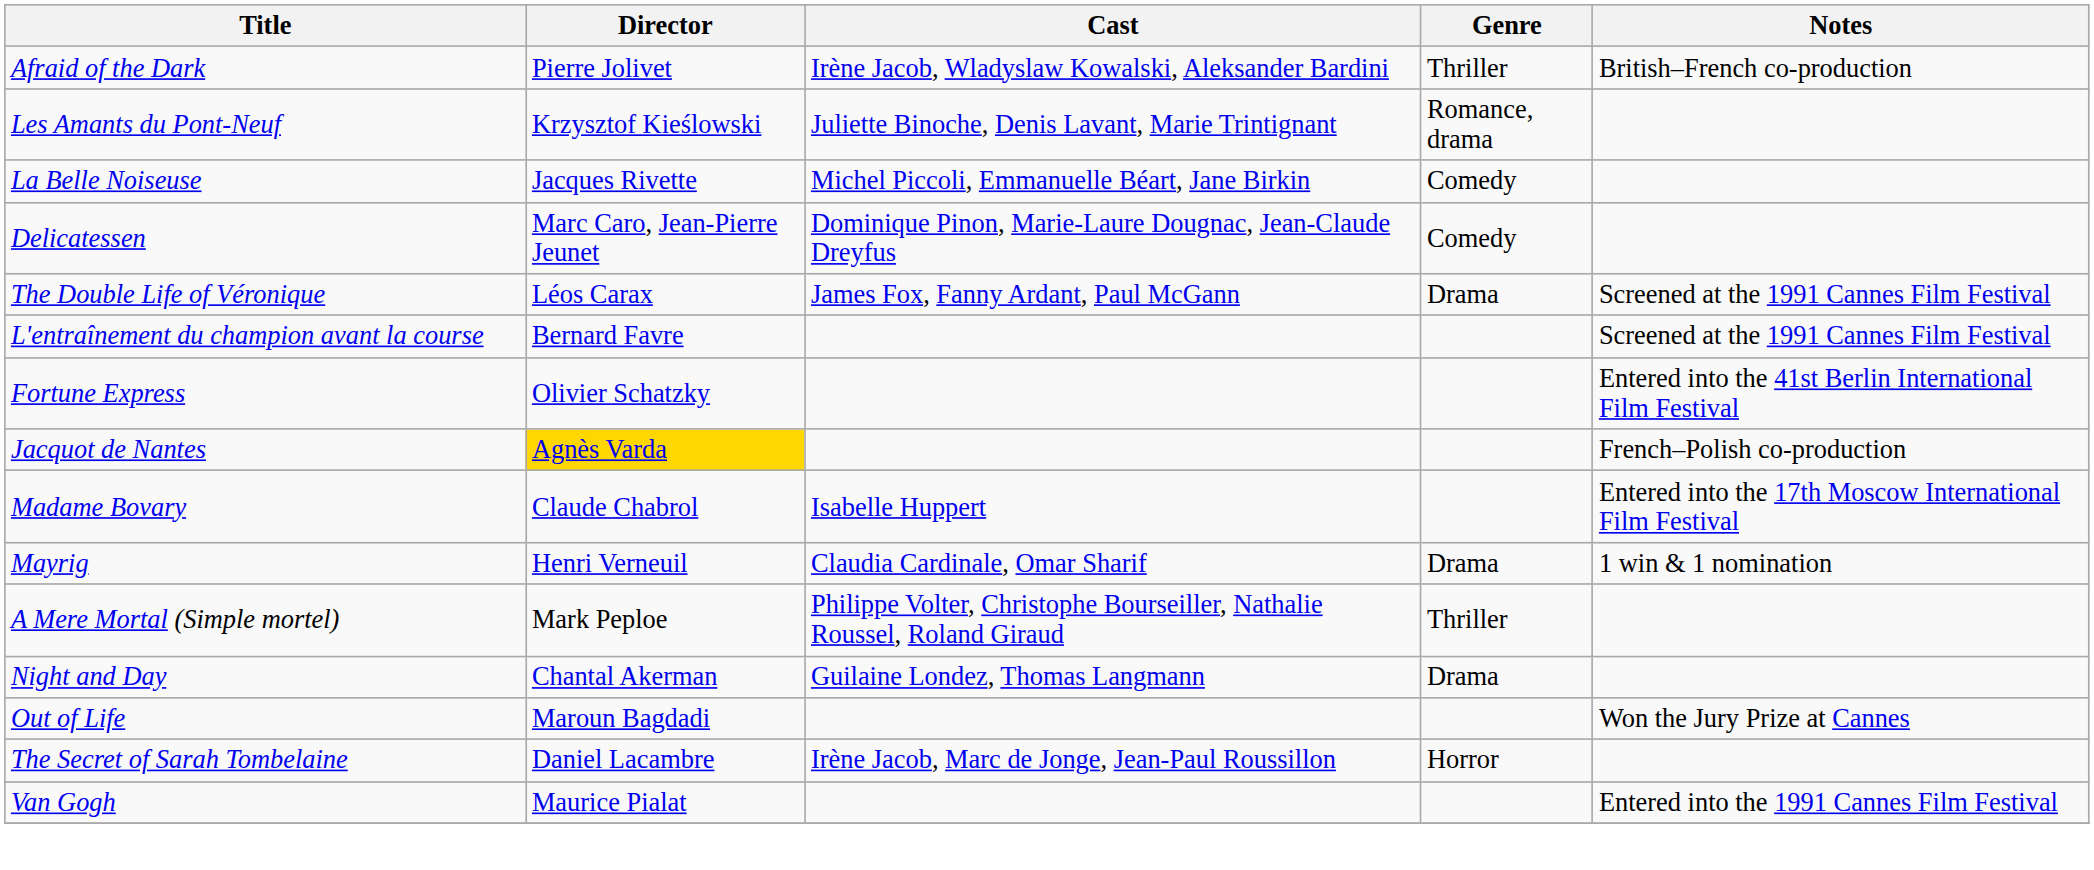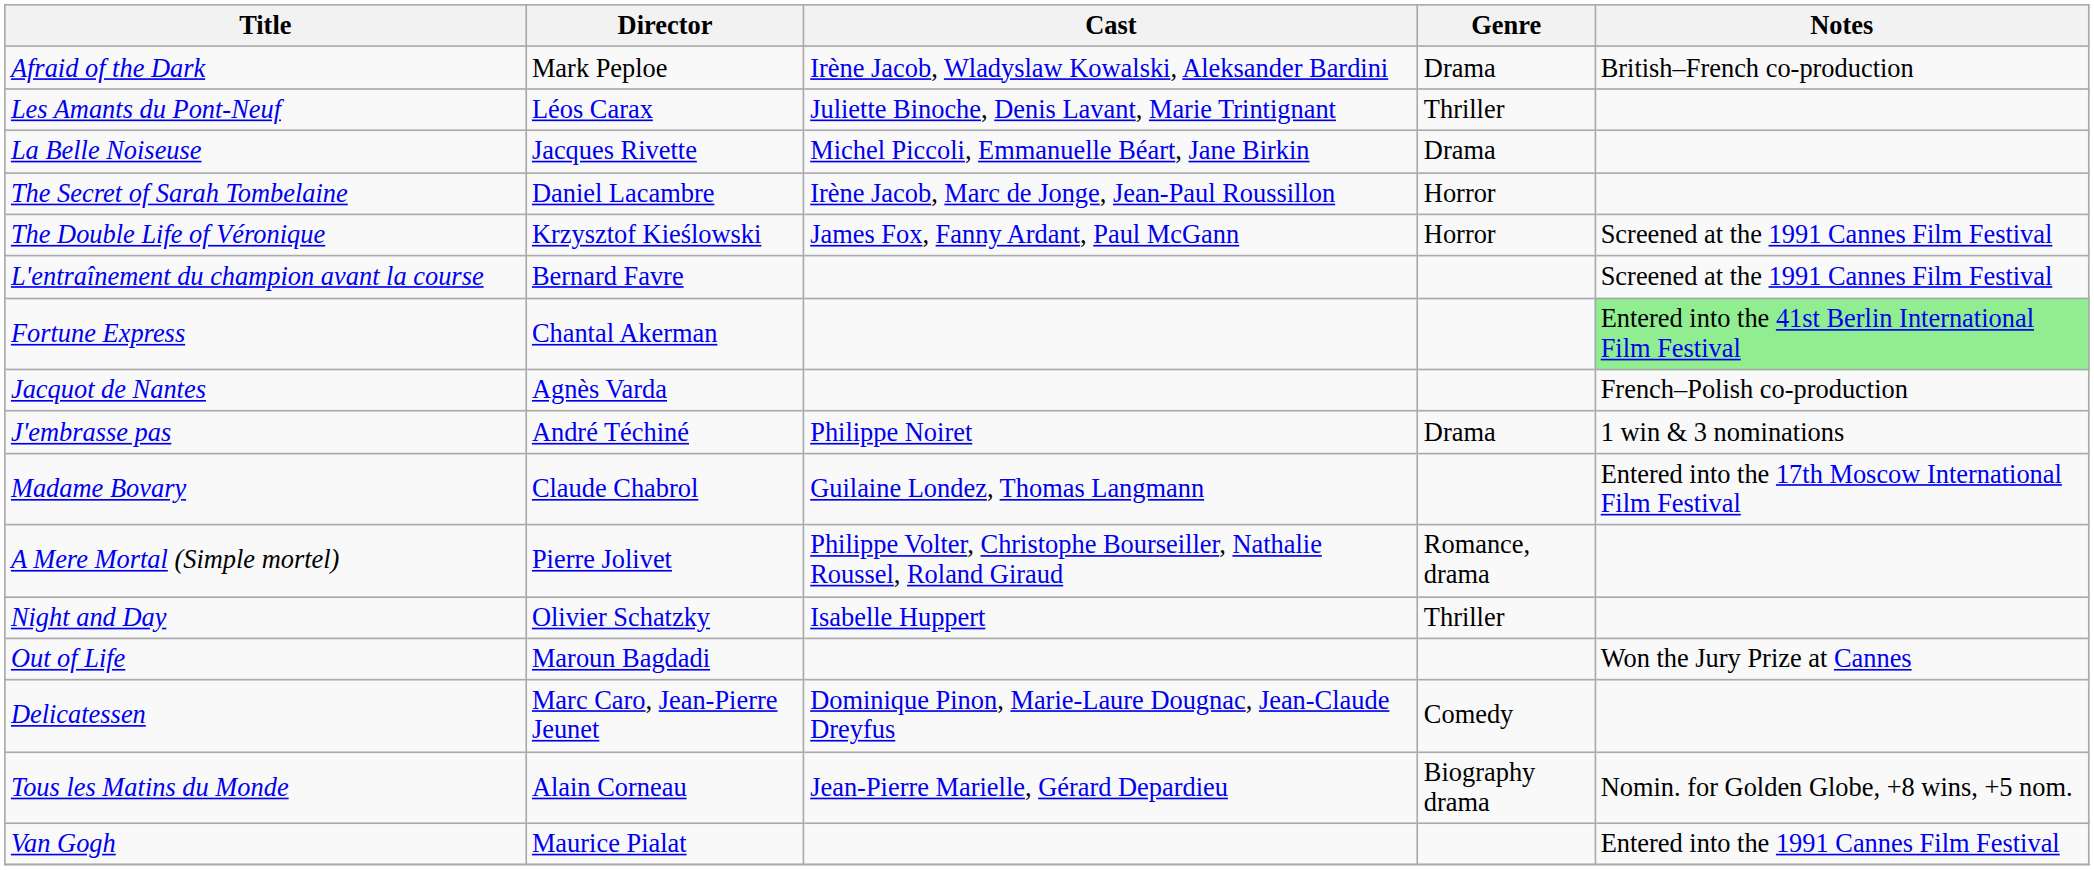(602, 67) Pierre Jolivet -> (600, 67) Mark Peploe
(1467, 67) Thriller -> (1460, 67) Drama
(647, 124) Krzysztof Kieślowski -> (592, 109) Léos Carax
(1480, 124) Romance, drama -> (1464, 109) Thriller
(1472, 180) Comedy -> (1460, 151) Drama
rows swapped: (78, 237) <-> (179, 760)
(592, 294) Léos Carax -> (647, 234) Krzysztof Kieślowski
(1463, 294) Drama -> (1460, 234) Horror
(621, 392) Olivier Schatzky -> (625, 333) Chantal Akerman
(1816, 392) no background -> (1817, 333) lightgreen background
(599, 449) gold background -> (599, 390) no background
+ row: (91, 431)
(899, 506) Isabelle Huppert -> (1007, 488) Guilaine Londez, Thomas Langmann
- row: (50, 562)
(600, 619) Mark Peploe -> (602, 560) Pierre Jolivet
(1467, 619) Thriller -> (1477, 560) Romance, drama
(625, 676) Chantal Akerman -> (621, 616) Olivier Schatzky
(1008, 676) Guilaine Londez, Thomas Langmann -> (898, 616) Isabelle Huppert
(1463, 676) Drama -> (1464, 616) Thriller
+ row: (150, 787)
